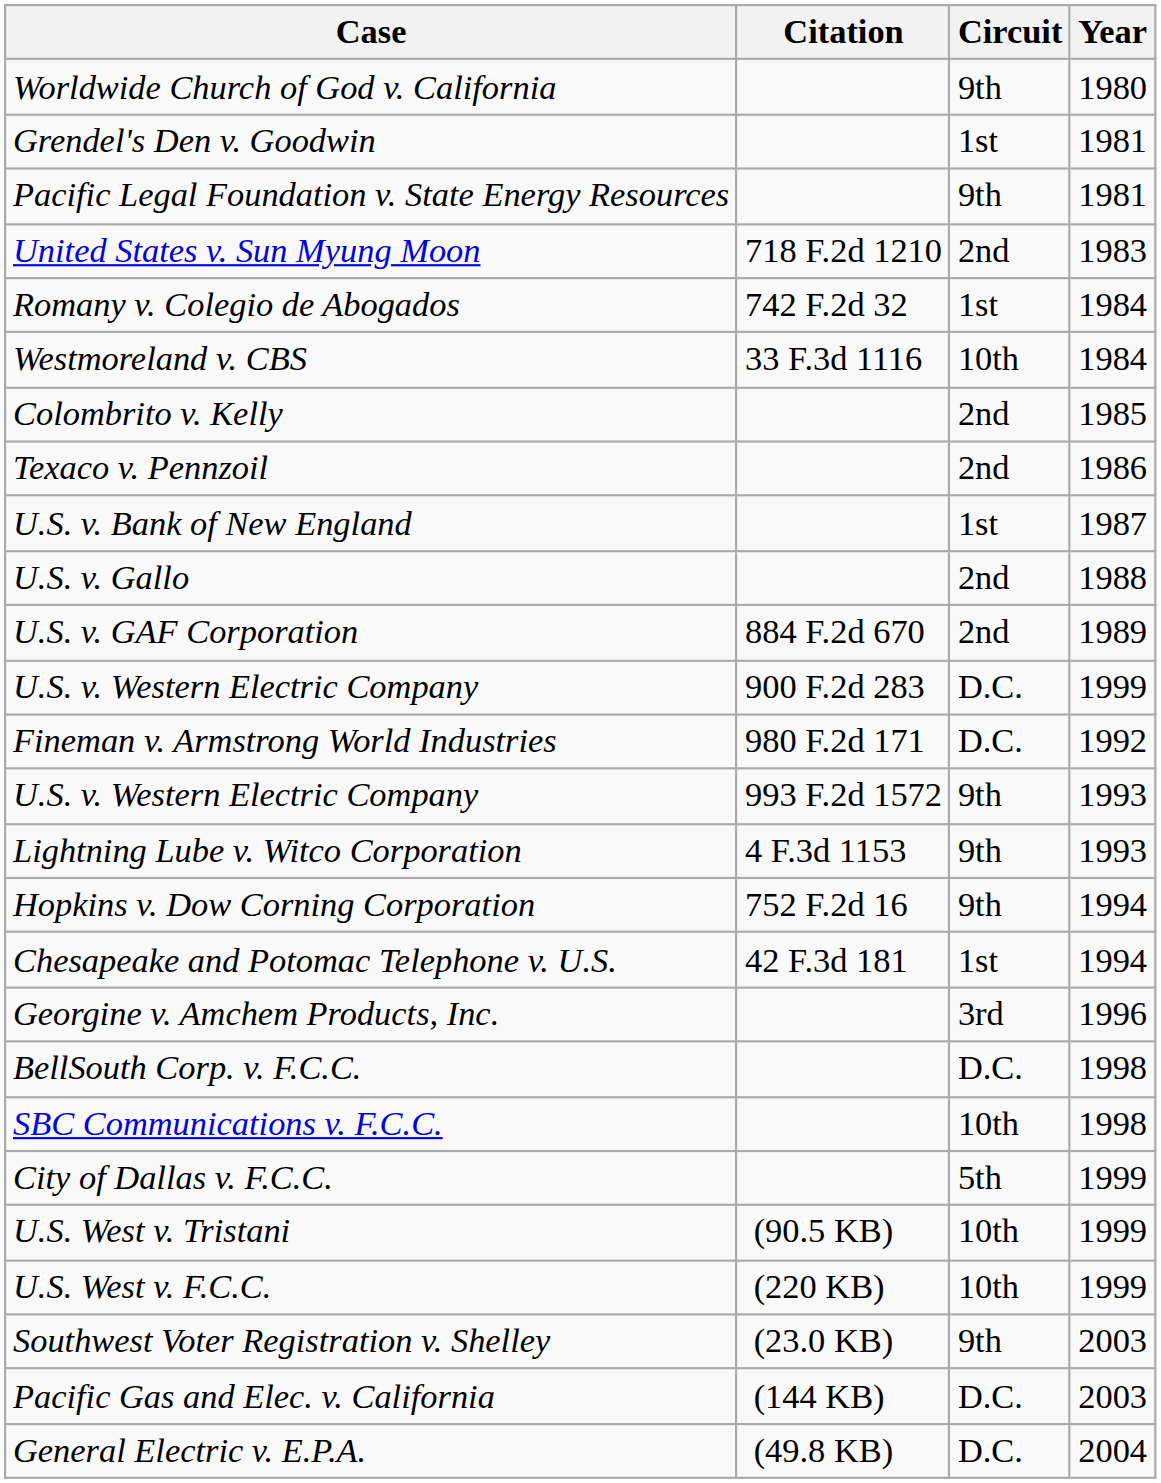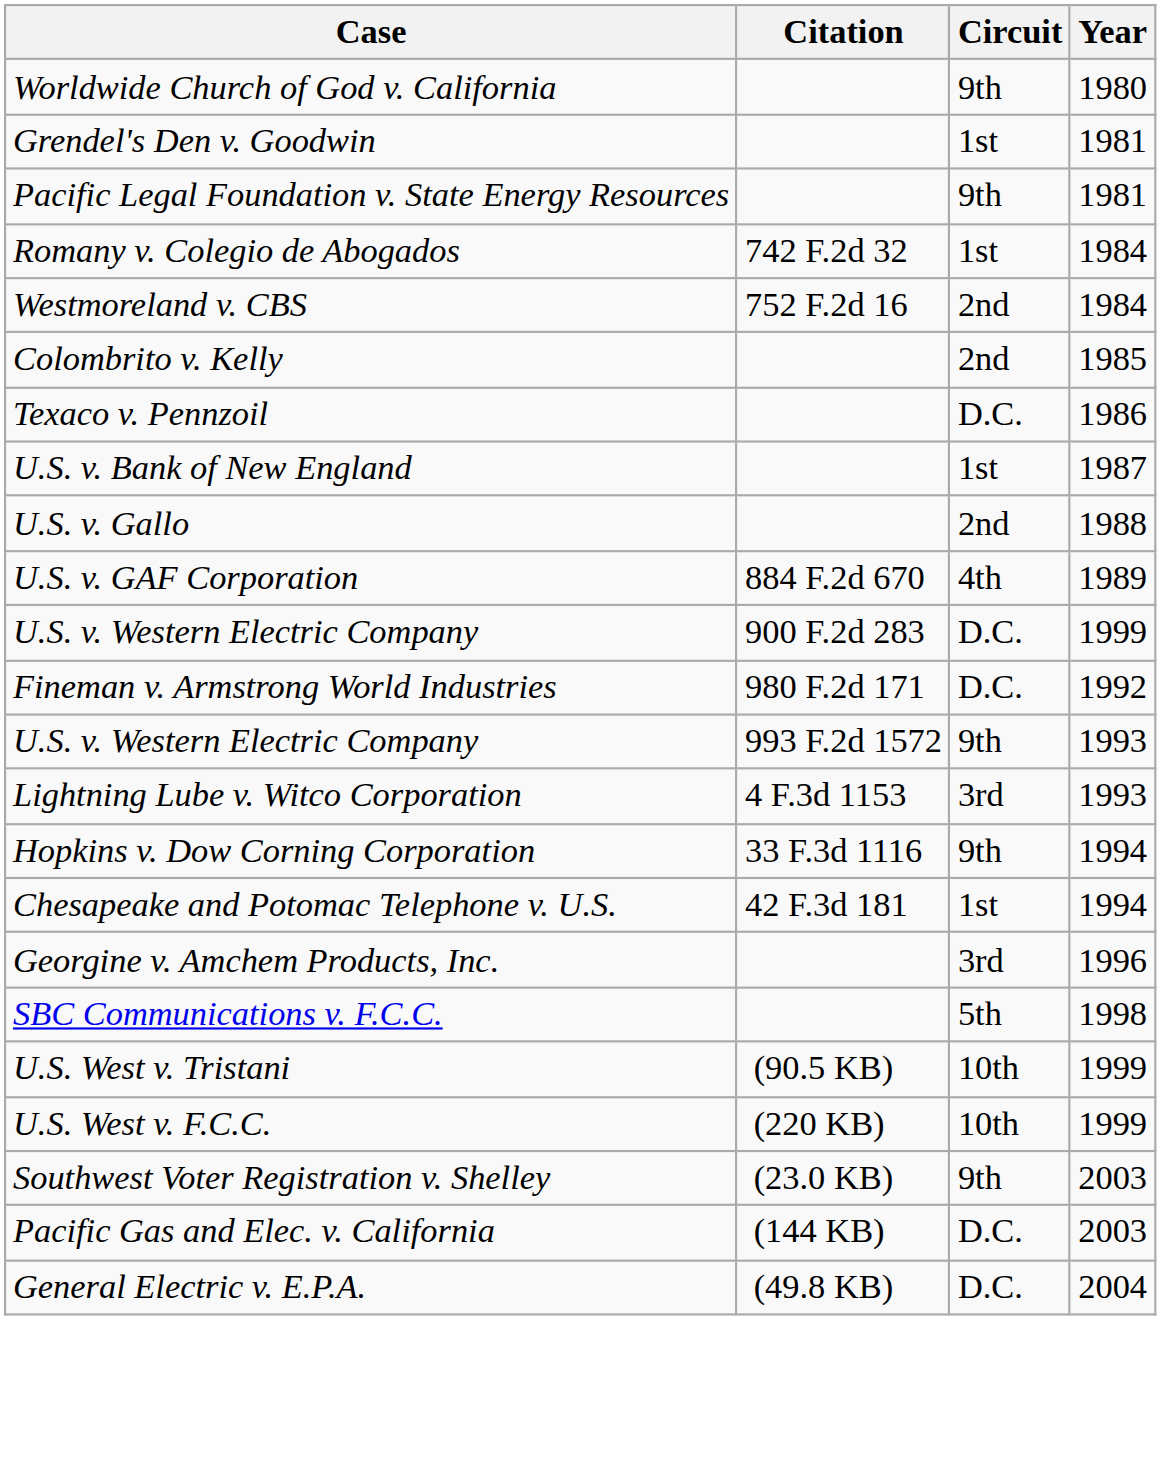- row: (247, 250)
(834, 359) 33 F.3d 1116 -> (826, 304) 752 F.2d 16
(988, 359) 10th -> (984, 304) 2nd
(984, 468) 2nd -> (990, 413) D.C.
(984, 631) 2nd -> (980, 577) 4th
(980, 850) 9th -> (981, 795) 3rd
(826, 904) 752 F.2d 16 -> (834, 850) 33 F.3d 1116
- row: (187, 1068)
(988, 1122) 10th -> (980, 1013) 5th
- row: (173, 1177)
